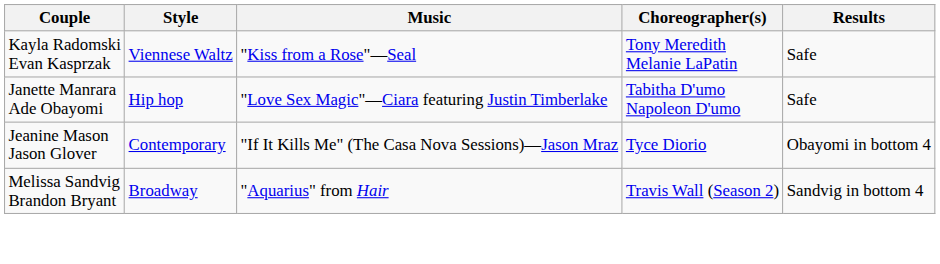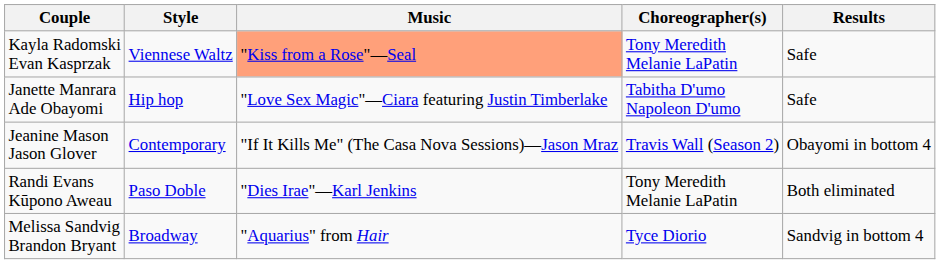(328, 53) no background -> (328, 53) lightsalmon background
(666, 145) Tyce Diorio -> (702, 145) Travis Wall (Season 2)
+ row: (60, 190)
(702, 190) Travis Wall (Season 2) -> (666, 236) Tyce Diorio
